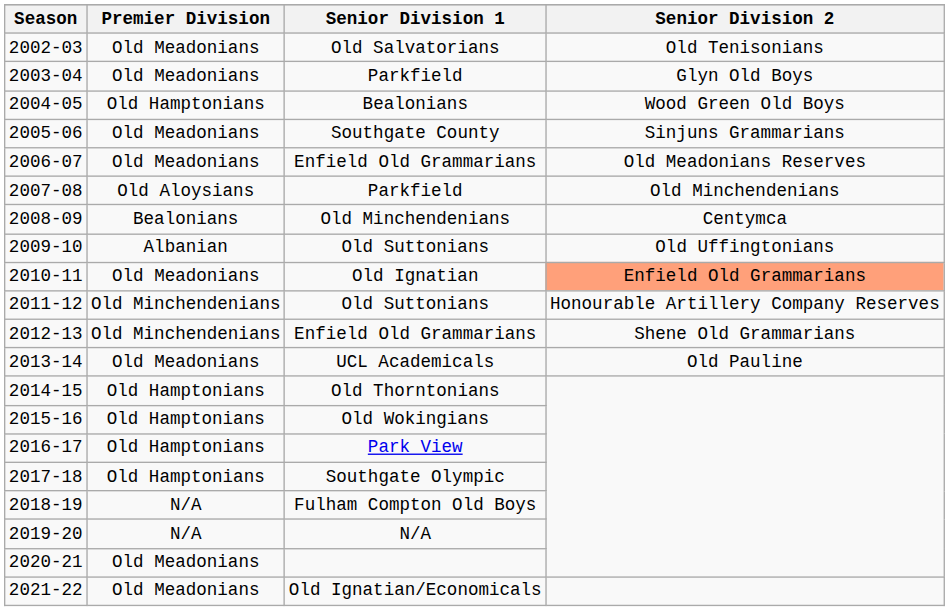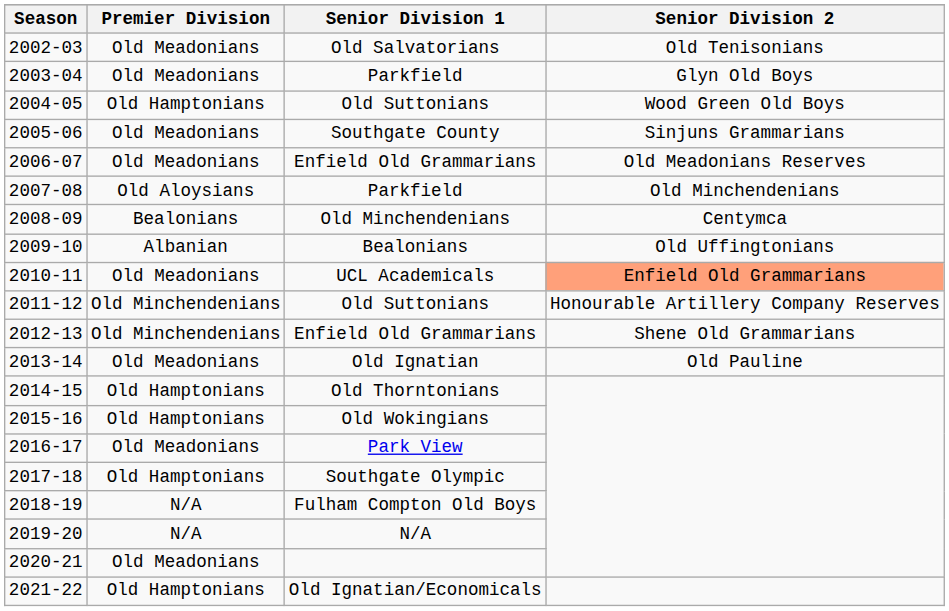(415, 105) Bealonians -> (415, 105) Old Suttonians
(415, 248) Old Suttonians -> (415, 248) Bealonians
(415, 276) Old Ignatian -> (415, 276) UCL Academicals
(415, 362) UCL Academicals -> (415, 362) Old Ignatian
(186, 448) Old Hamptonians -> (186, 448) Old Meadonians
(186, 591) Old Meadonians -> (186, 591) Old Hamptonians
